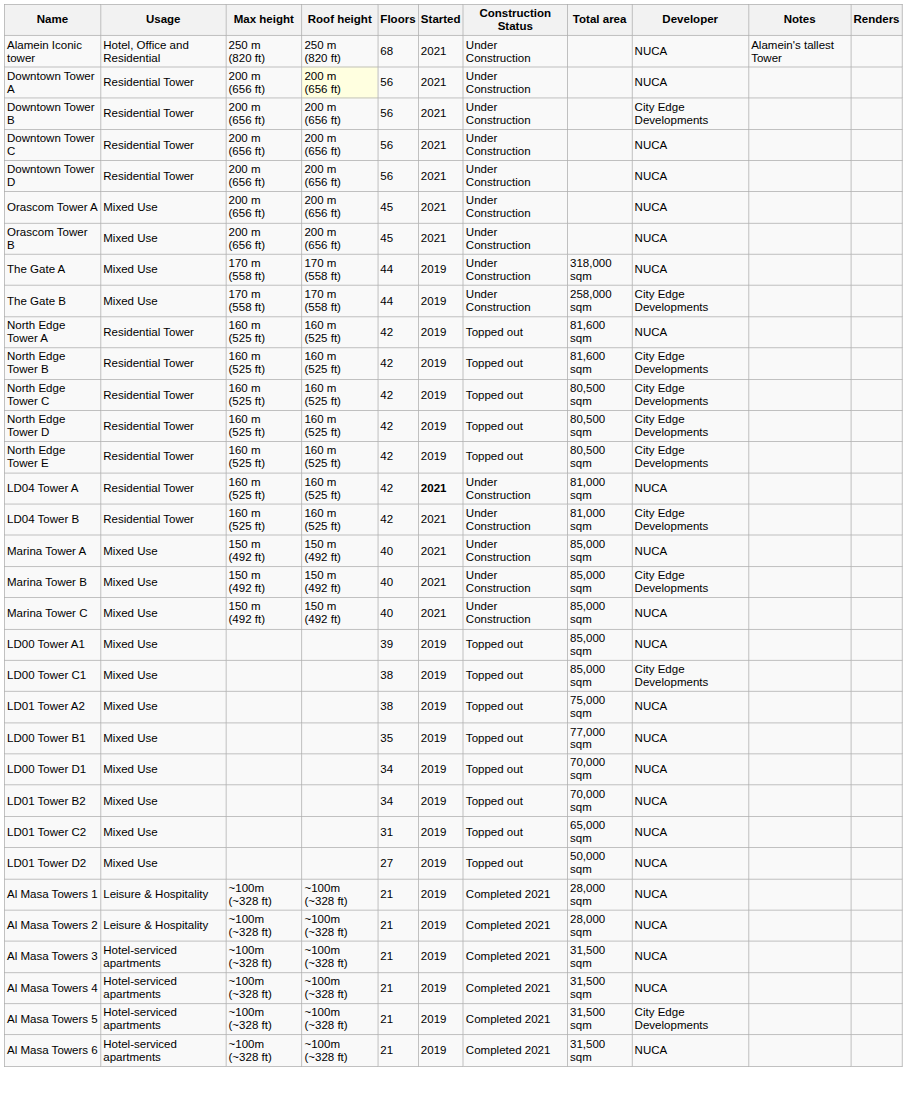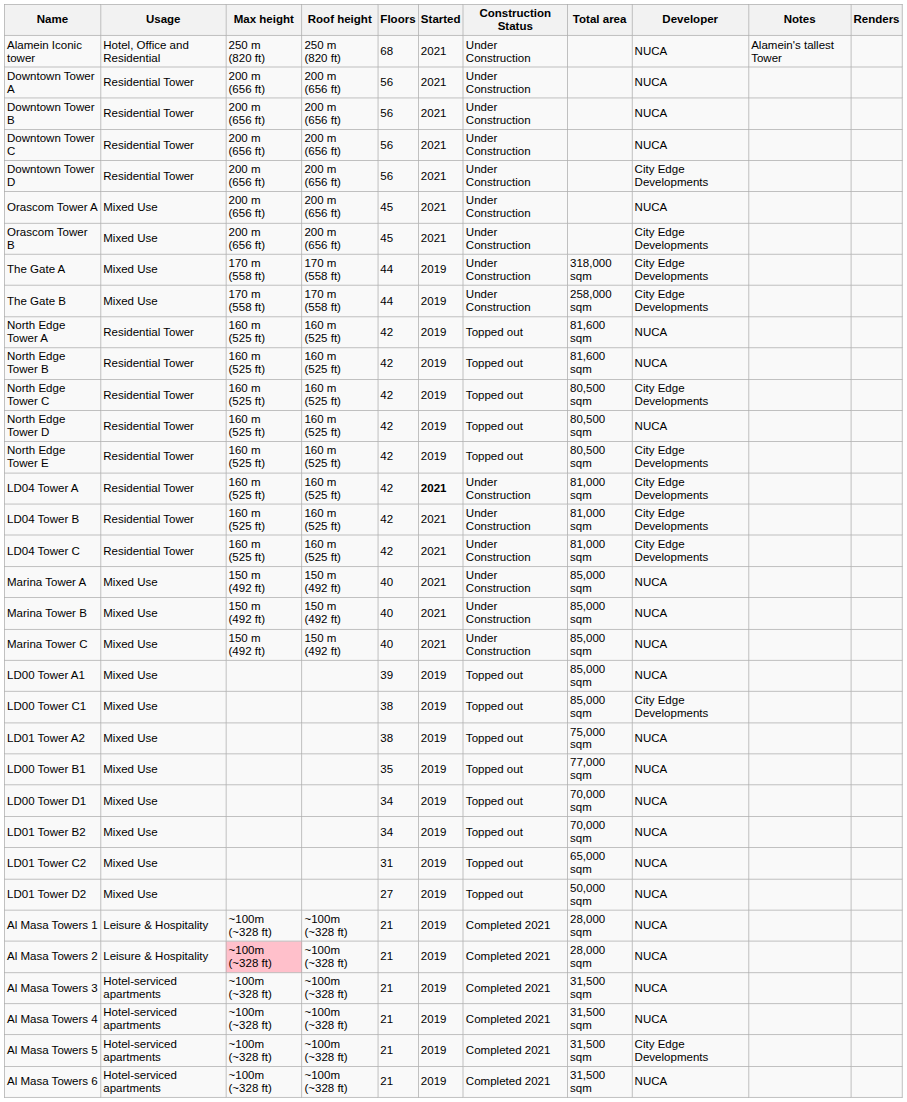(323, 82) lightyellow background -> (323, 82) no background
(671, 113) City Edge Developments -> (651, 113) NUCA
(651, 176) NUCA -> (671, 176) City Edge Developments
(651, 238) NUCA -> (671, 238) City Edge Developments
(651, 269) NUCA -> (671, 269) City Edge Developments
(671, 363) City Edge Developments -> (651, 363) NUCA
(671, 426) City Edge Developments -> (651, 426) NUCA
(651, 488) NUCA -> (671, 488) City Edge Developments
+ row: (43, 551)
(671, 582) City Edge Developments -> (651, 613) NUCA
(250, 925) no background -> (250, 957) pink background
